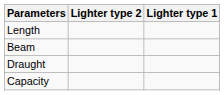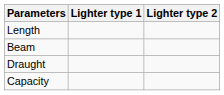columns swapped: (182, 13) <-> (106, 13)
